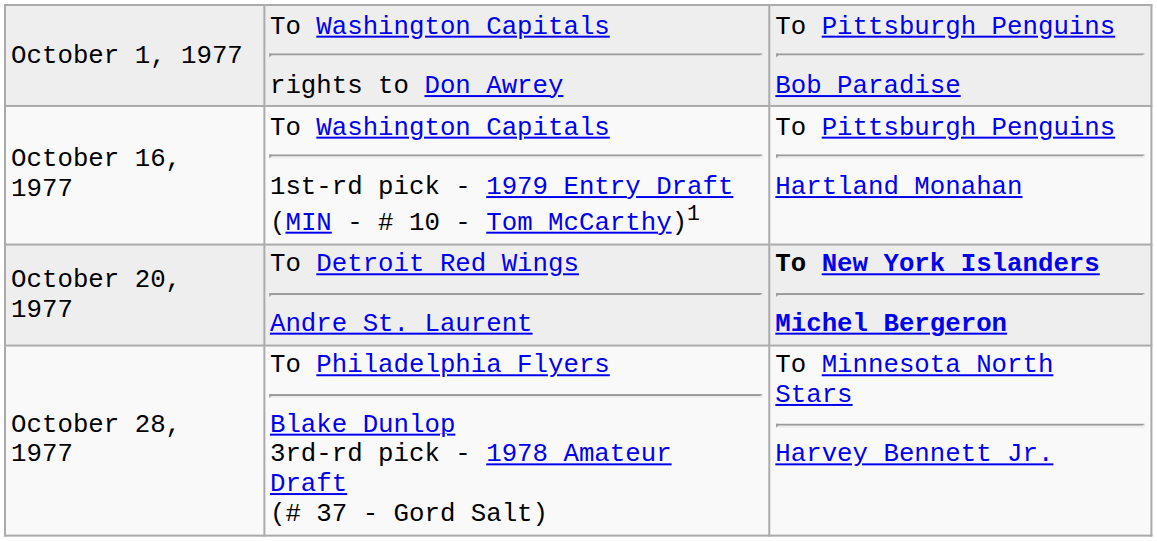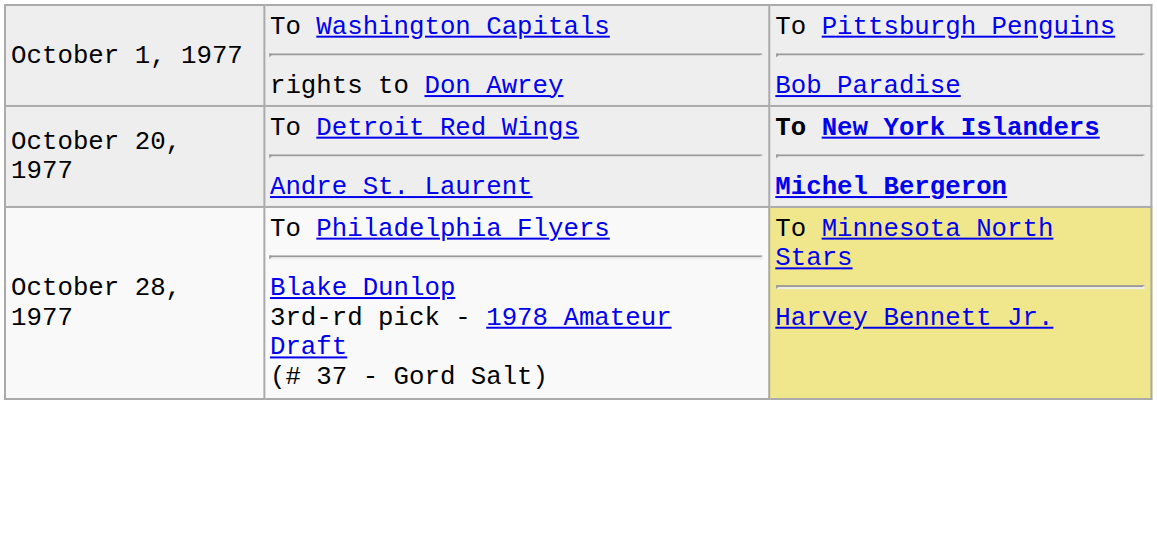- row: (96, 175)
(960, 411) no background -> (960, 273) khaki background
